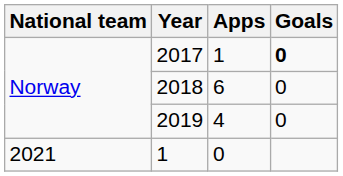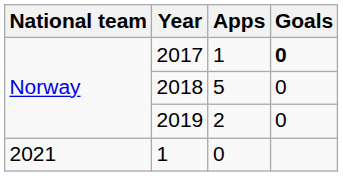(219, 87) 6 -> (219, 87) 5
(219, 120) 4 -> (219, 120) 2
